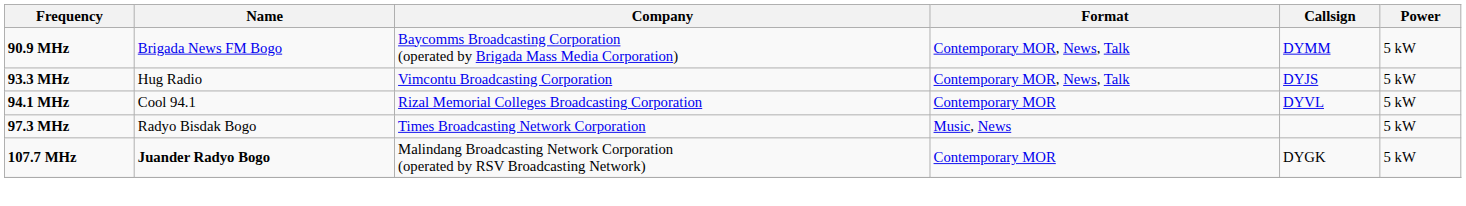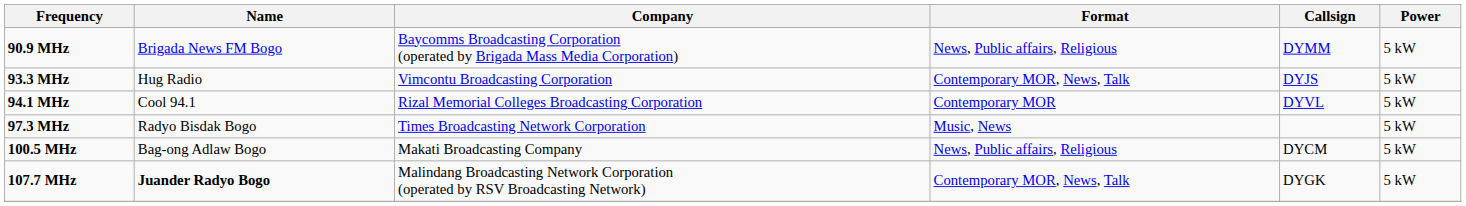(1032, 47) Contemporary MOR, News, Talk -> (1025, 47) News, Public affairs, Religious
+ row: (42, 149)
(995, 157) Contemporary MOR -> (1032, 181) Contemporary MOR, News, Talk
